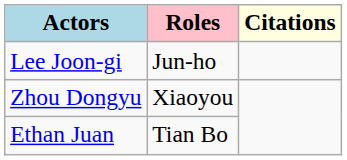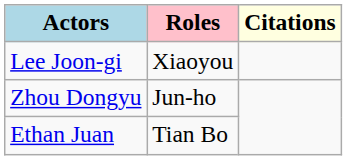(184, 60) Jun-ho -> (193, 60) Xiaoyou
(193, 97) Xiaoyou -> (184, 97) Jun-ho
